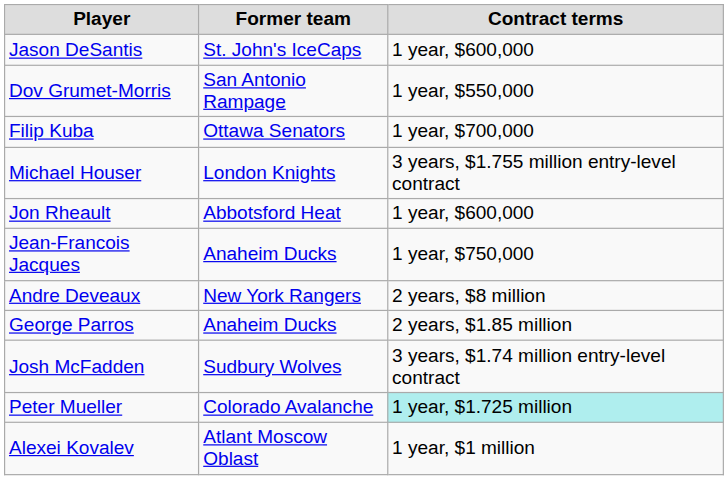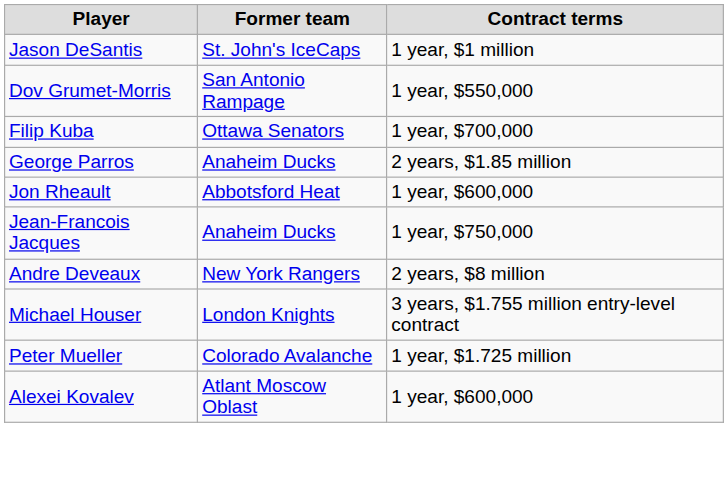(463, 49) 1 year, $600,000 -> (463, 49) 1 year, $1 million
rows swapped: (71, 325) <-> (75, 172)
- row: (77, 366)
(482, 407) paleturquoise background -> (481, 355) no background
(464, 448) 1 year, $1 million -> (462, 396) 1 year, $600,000
